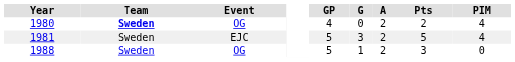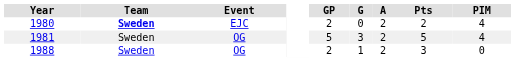(239, 24) OG -> (239, 24) EJC
(329, 24) 4 -> (329, 24) 2
(239, 37) EJC -> (239, 37) OG
(329, 50) 5 -> (329, 50) 2
